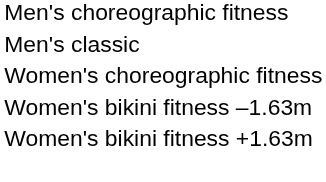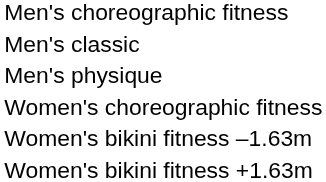+ row: (83, 75)
